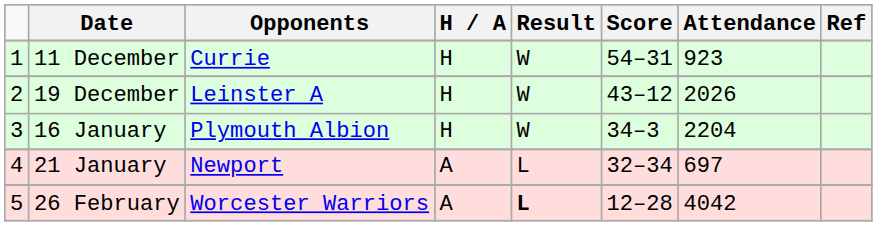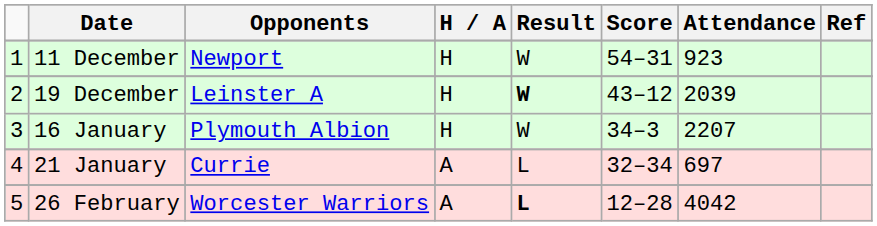(230, 59) Currie -> (237, 59) Newport
(523, 95) normal -> (523, 95) bold
(710, 95) 2026 -> (710, 95) 2039
(710, 131) 2204 -> (710, 131) 2207
(237, 167) Newport -> (230, 167) Currie
